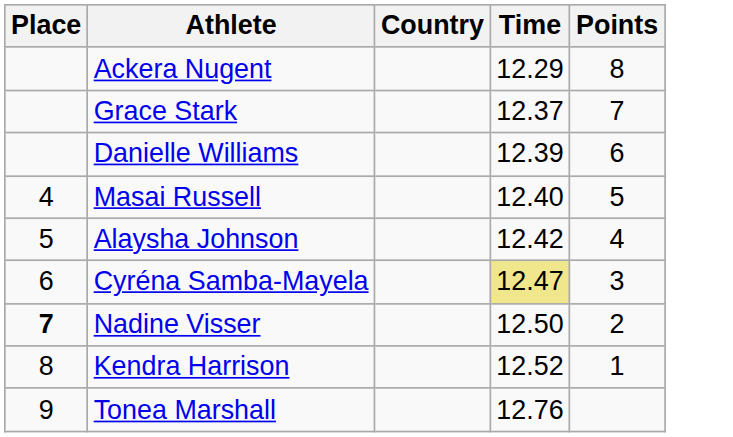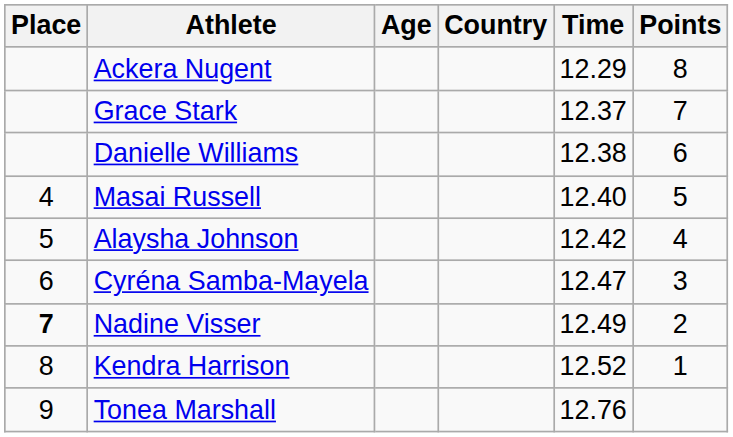+ column: (406, 25)
(530, 153) 12.39 -> (593, 153) 12.38
(530, 281) khaki background -> (593, 281) no background
(530, 324) 12.50 -> (593, 324) 12.49
